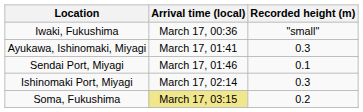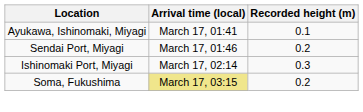- row: (77, 31)
(303, 48) 0.3 -> (303, 31) 0.1
(303, 65) 0.1 -> (303, 48) 0.2
